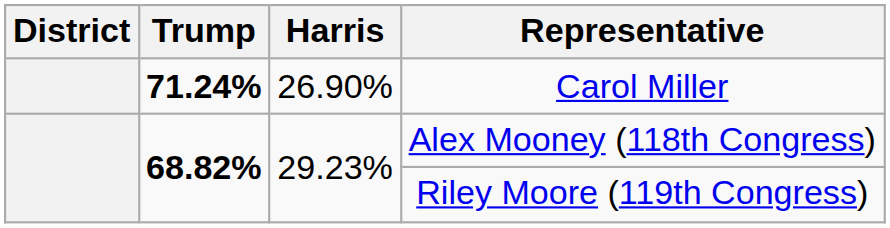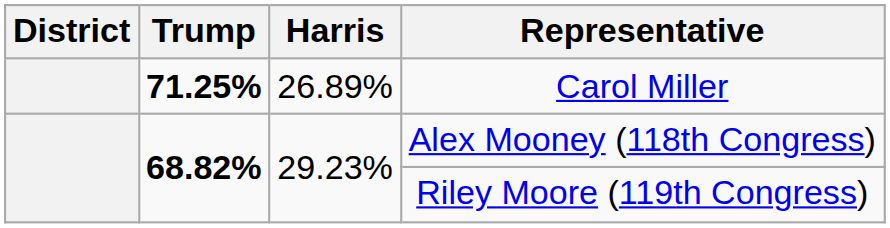(204, 85) 71.24% -> (204, 85) 71.25%
(335, 85) 26.90% -> (335, 85) 26.89%
